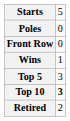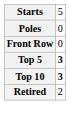- row: (30, 60)
(60, 76) normal -> (60, 60) bold
